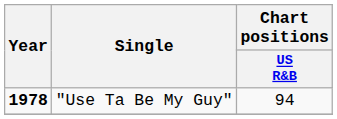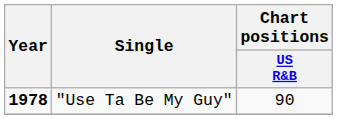(285, 101) 94 -> (285, 101) 90
